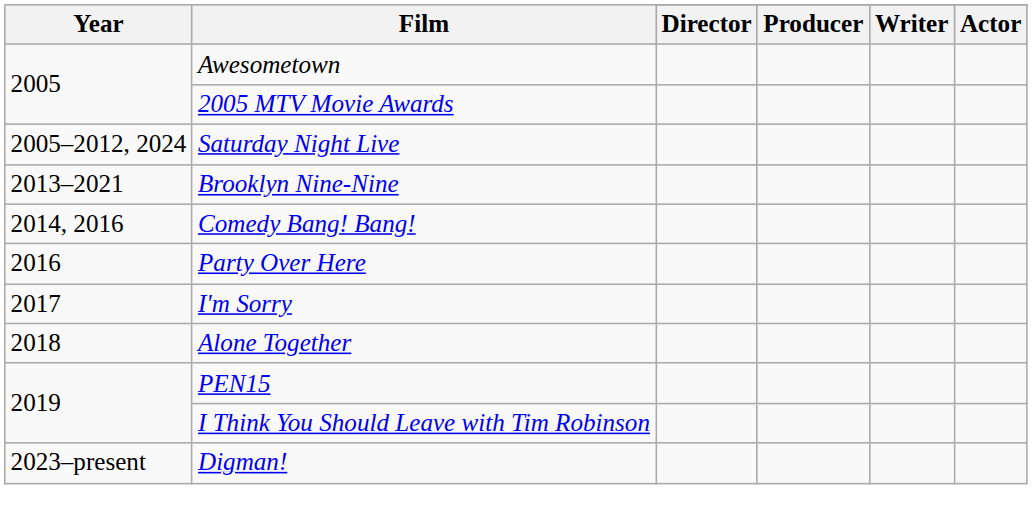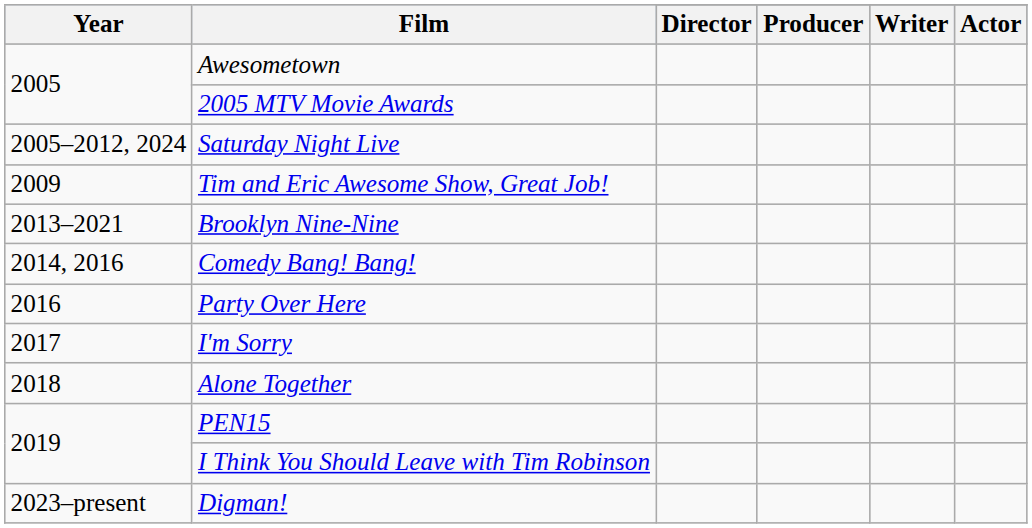+ row: (403, 183)
